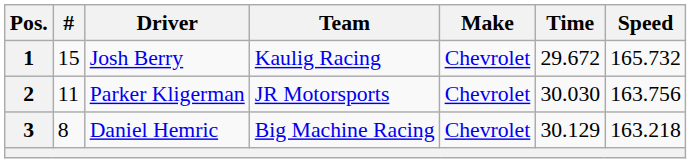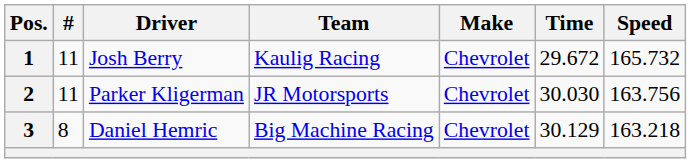(69, 58) 15 -> (68, 58) 11
